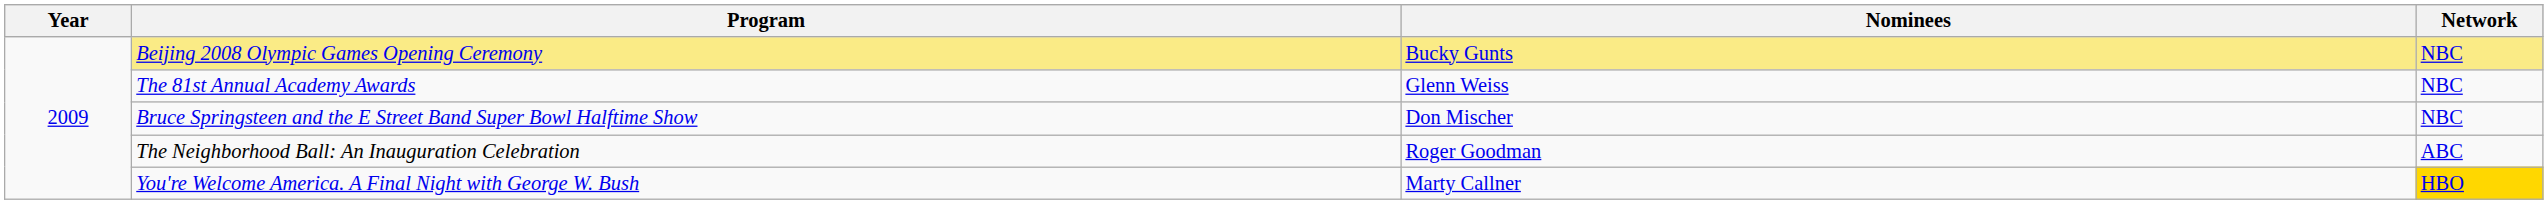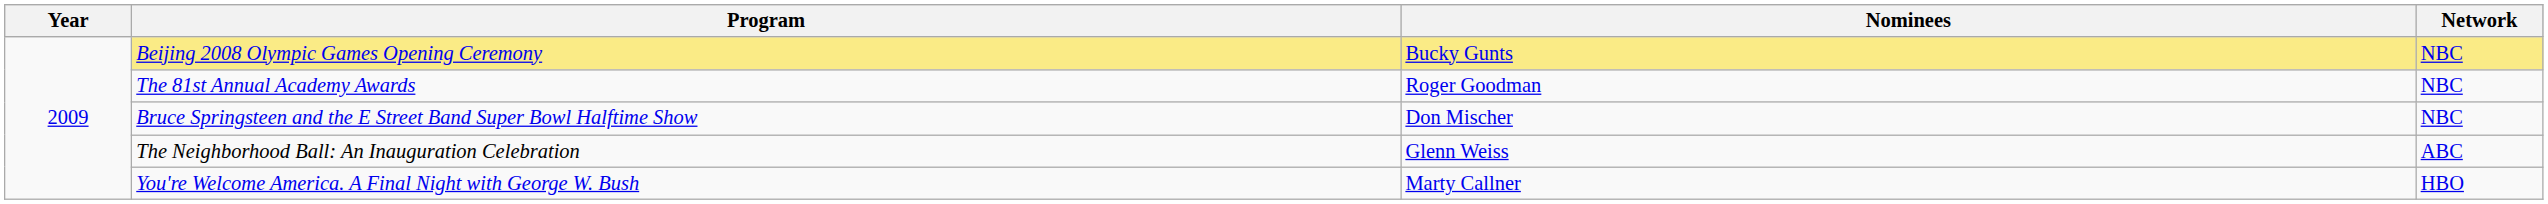(1457, 85) Glenn Weiss -> (1473, 85) Roger Goodman
(1473, 150) Roger Goodman -> (1457, 150) Glenn Weiss
(2442, 183) gold background -> (2442, 183) no background
